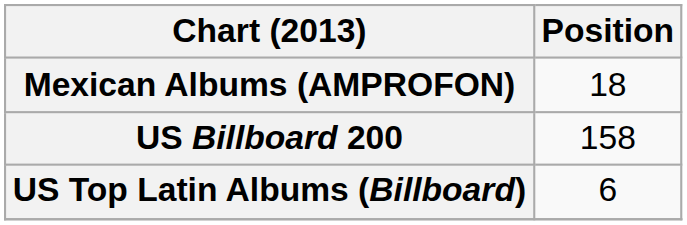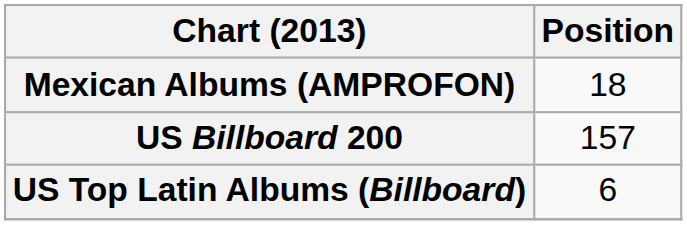(608, 137) 158 -> (608, 137) 157
